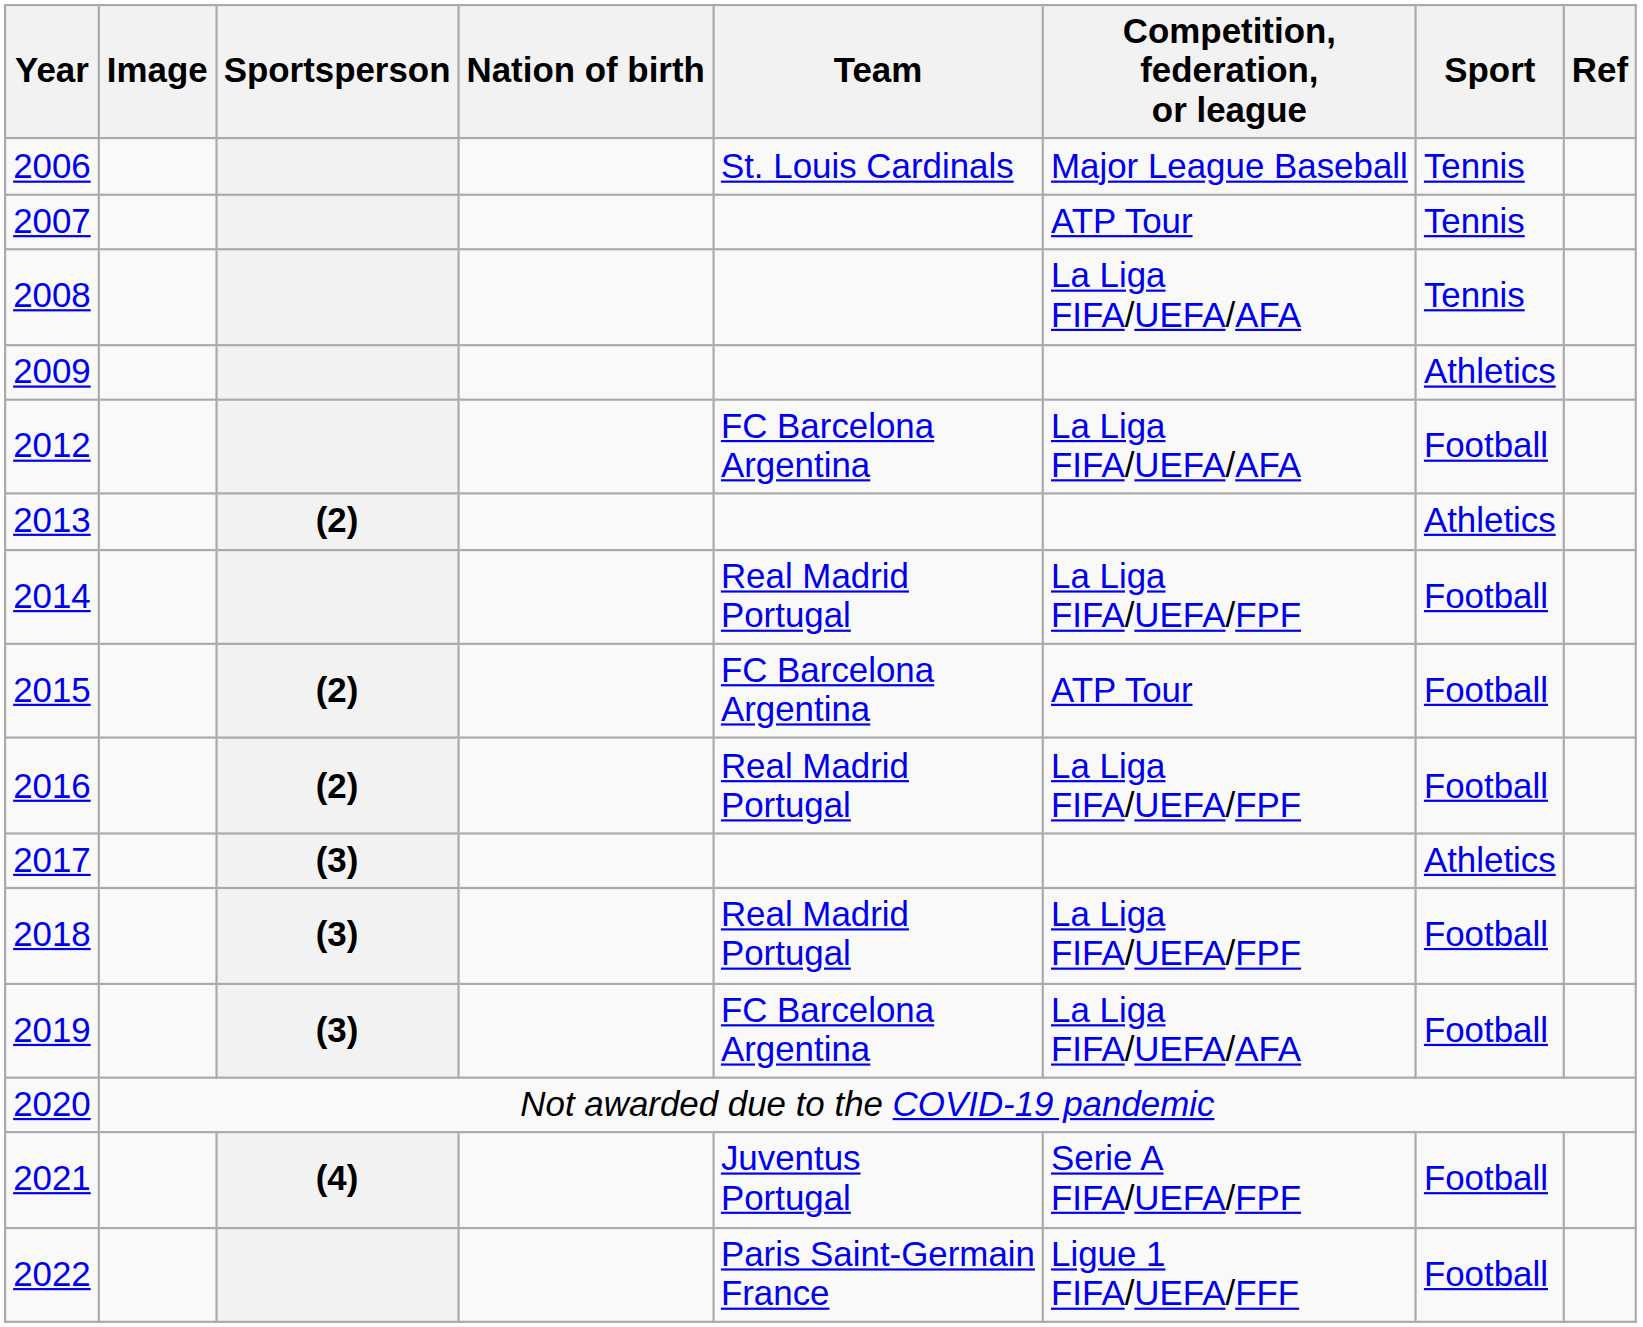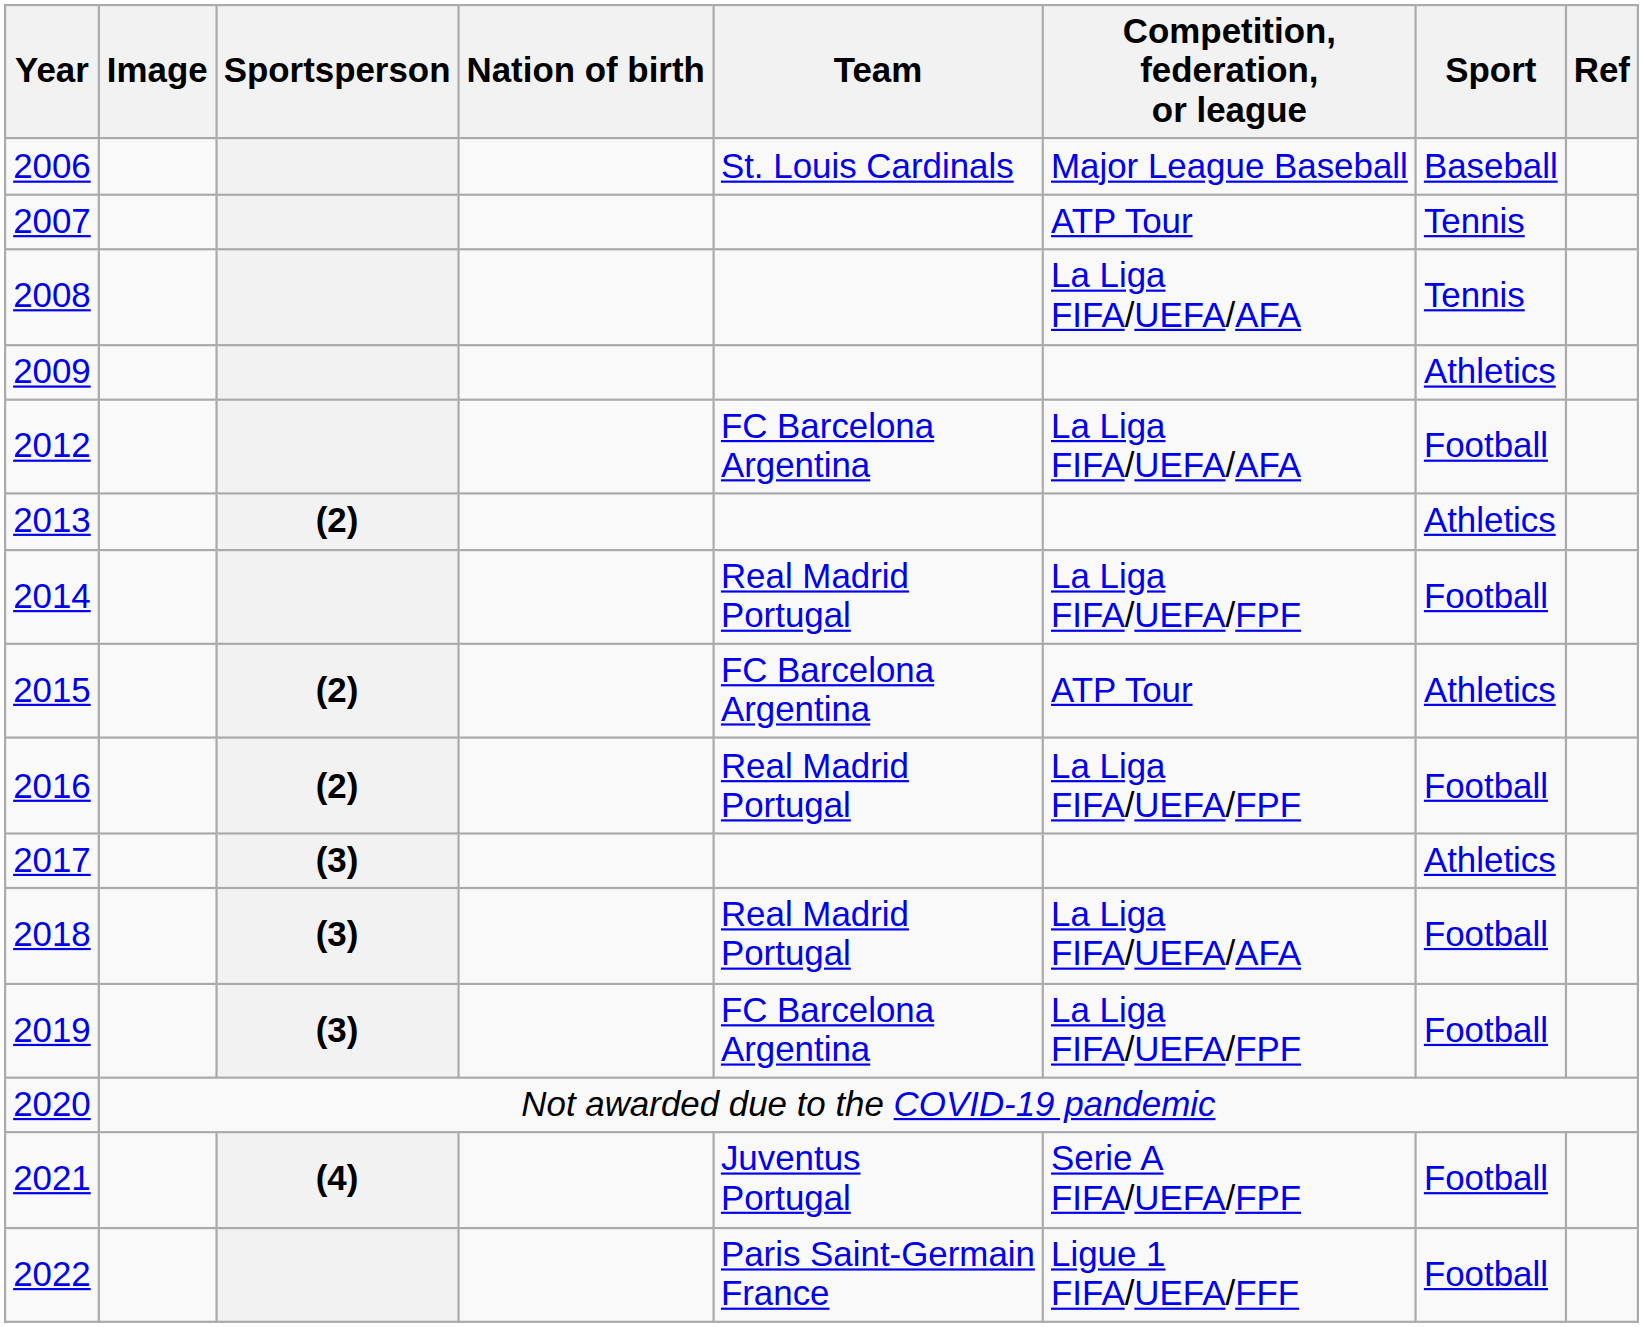(1474, 165) Tennis -> (1491, 165) Baseball
(1486, 690) Football -> (1490, 690) Athletics
(1176, 934) La Liga FIFA/UEFA/FPF -> (1176, 934) La Liga FIFA/UEFA/AFA
(1176, 1029) La Liga FIFA/UEFA/AFA -> (1176, 1029) La Liga FIFA/UEFA/FPF
